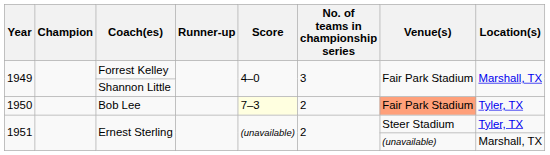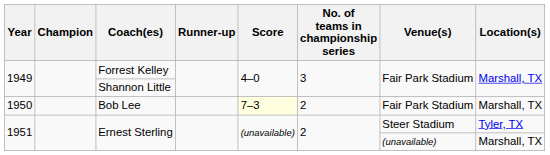(428, 105) lightsalmon background -> (428, 105) no background
(501, 105) Tyler, TX -> (510, 105) Marshall, TX
